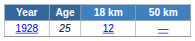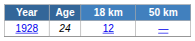(65, 29) 25 -> (65, 29) 24
